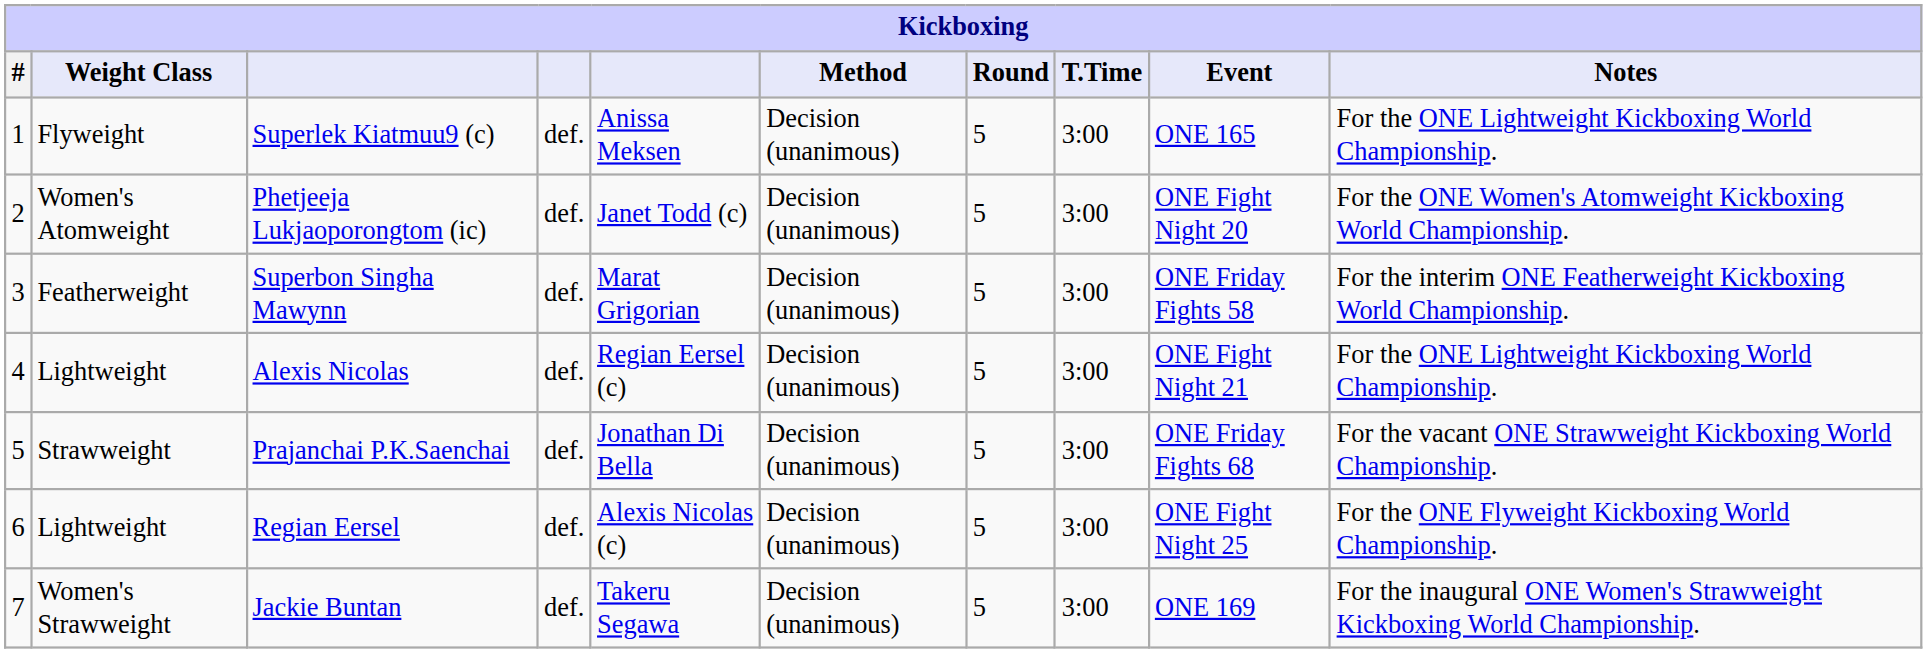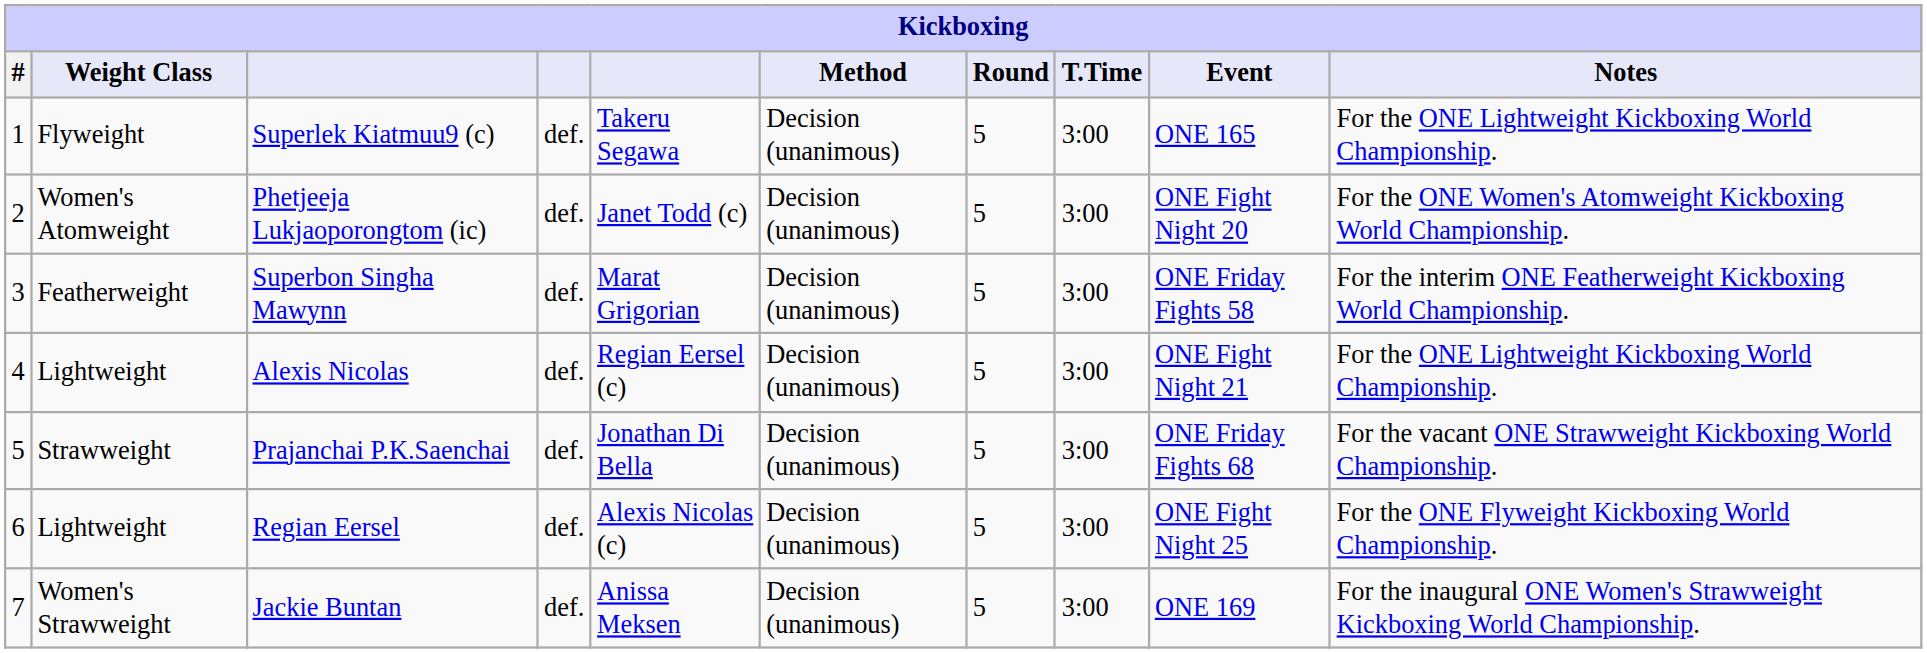(639, 135) Anissa Meksen -> (638, 135) Takeru Segawa
(638, 607) Takeru Segawa -> (639, 607) Anissa Meksen
